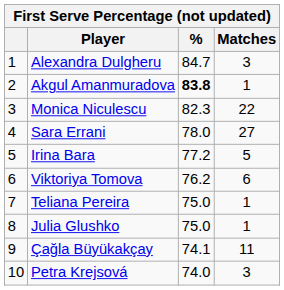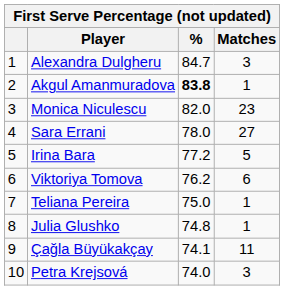(196, 109) 82.3 -> (196, 109) 82.0
(247, 109) 22 -> (247, 109) 23
(196, 226) 75.0 -> (196, 226) 74.8
